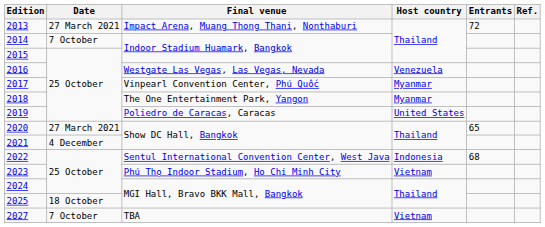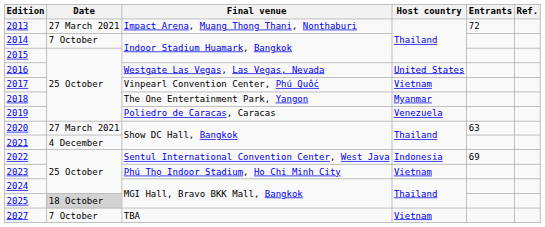(418, 70) Venezuela -> (429, 70) United States
(413, 85) Myanmar -> (413, 85) Vietnam
(429, 114) United States -> (418, 114) Venezuela
(474, 128) 65 -> (474, 128) 63
(474, 158) 68 -> (474, 158) 69
(76, 201) no background -> (76, 201) lightgrey background
